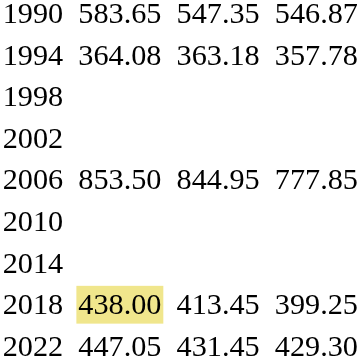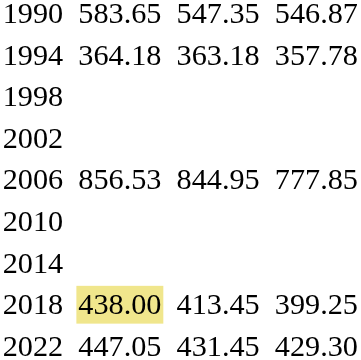(120, 54) 364.08 -> (120, 54) 364.18
(120, 179) 853.50 -> (120, 179) 856.53
